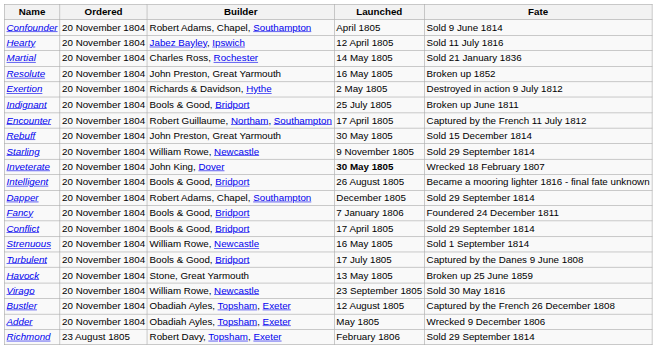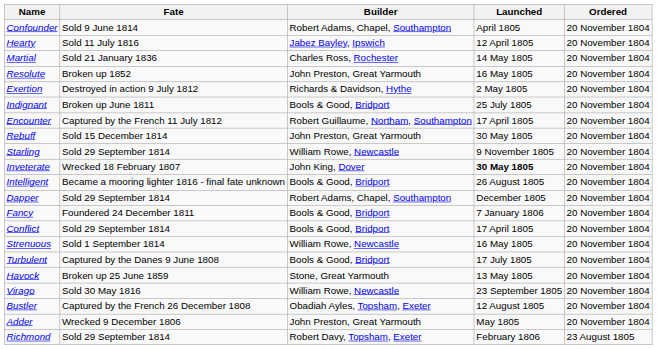columns swapped: (104, 12) <-> (538, 12)
(220, 321) Obadiah Ayles, Topsham, Exeter -> (355, 321) John Preston, Great Yarmouth
